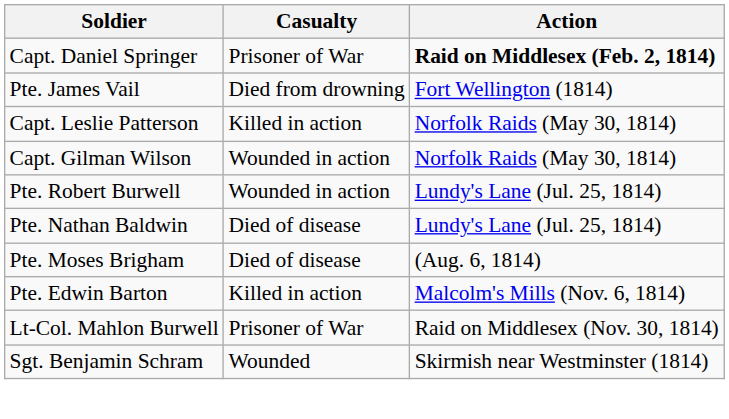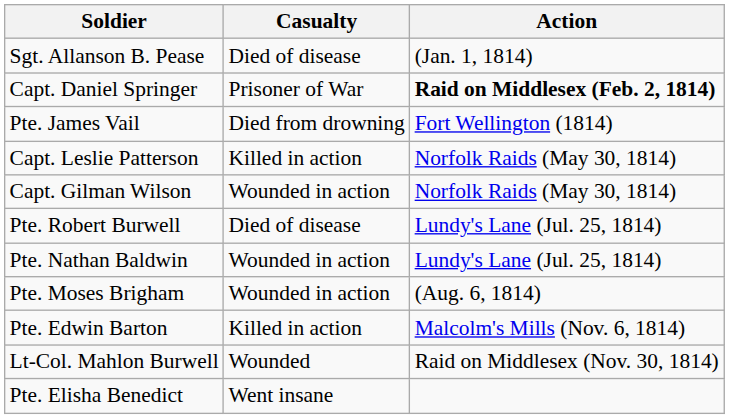+ row: (107, 55)
(309, 191) Wounded in action -> (295, 225) Died of disease
(295, 225) Died of disease -> (309, 259) Wounded in action
(295, 259) Died of disease -> (309, 293) Wounded in action
(296, 327) Prisoner of War -> (269, 361) Wounded
- row: (106, 361)
+ row: (96, 395)
